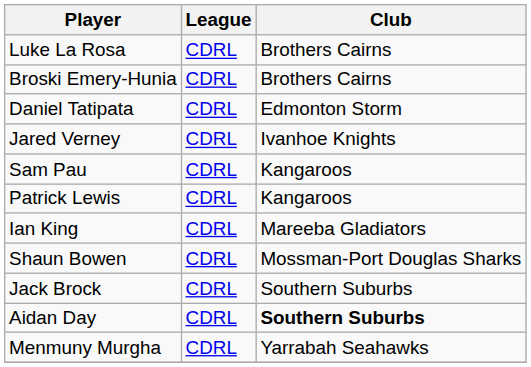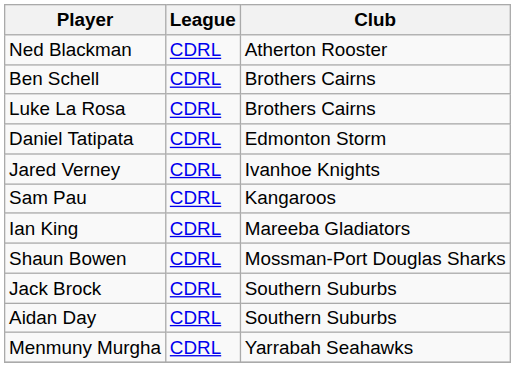+ row: (70, 50)
+ row: (54, 80)
- row: (93, 80)
- row: (65, 199)
(343, 318) bold -> (321, 318) normal
